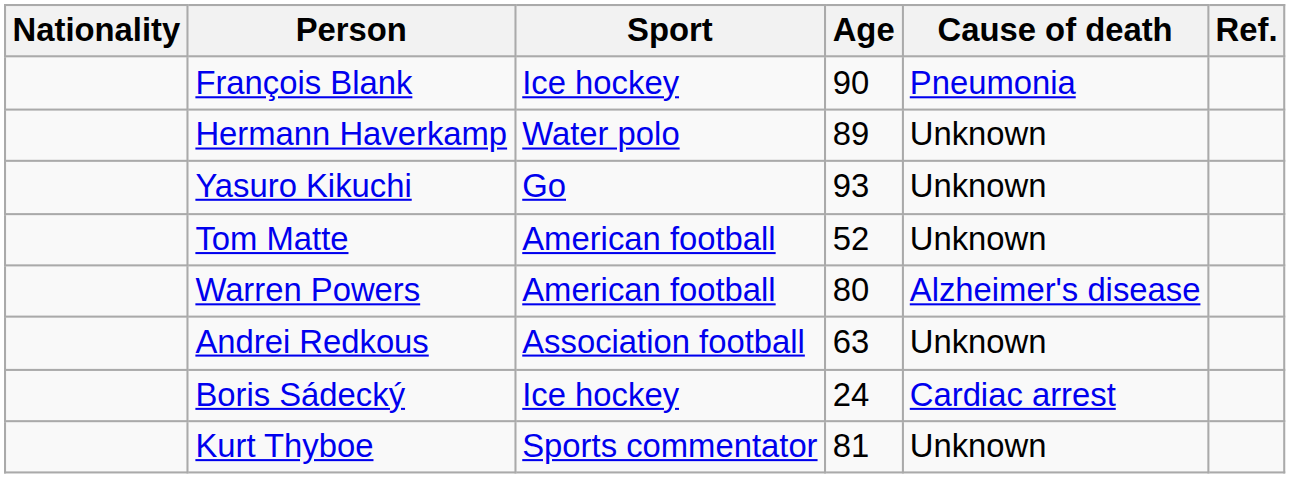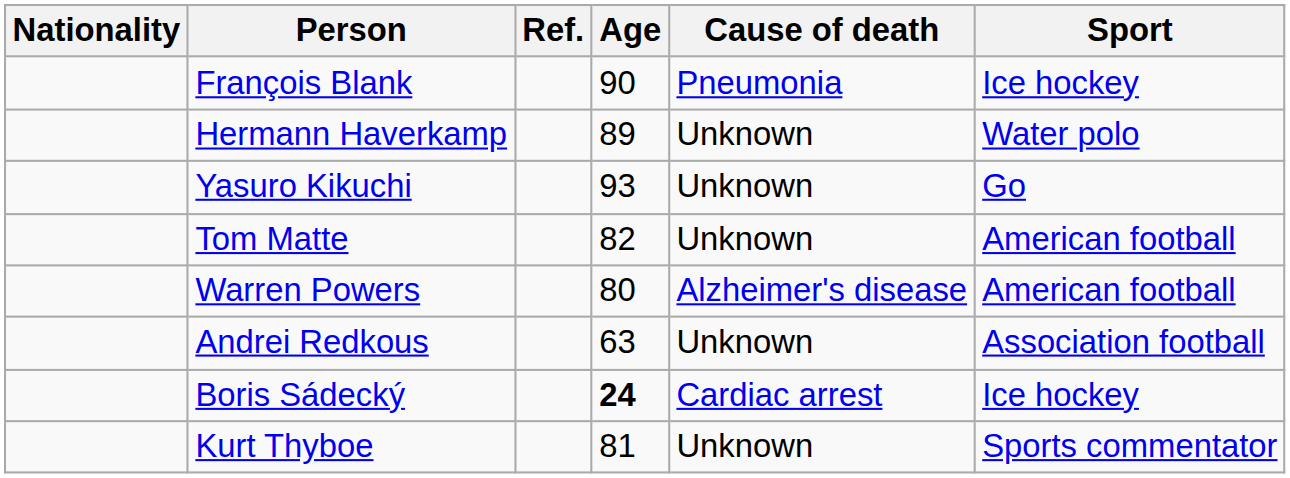columns swapped: (670, 30) <-> (1247, 30)
(851, 238) 52 -> (618, 238) 82
(851, 394) normal -> (618, 394) bold
